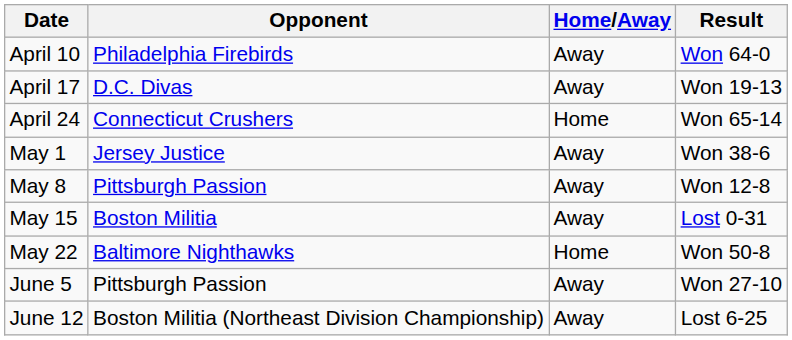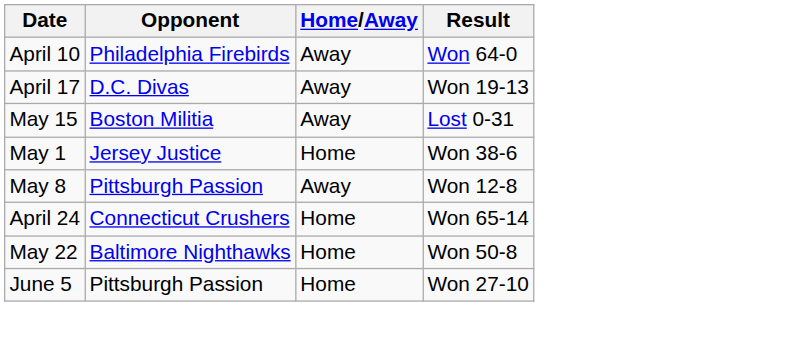rows swapped: (45, 119) <-> (44, 218)
(579, 152) Away -> (328, 152) Home
(579, 284) Away -> (328, 284) Home
- row: (46, 317)
